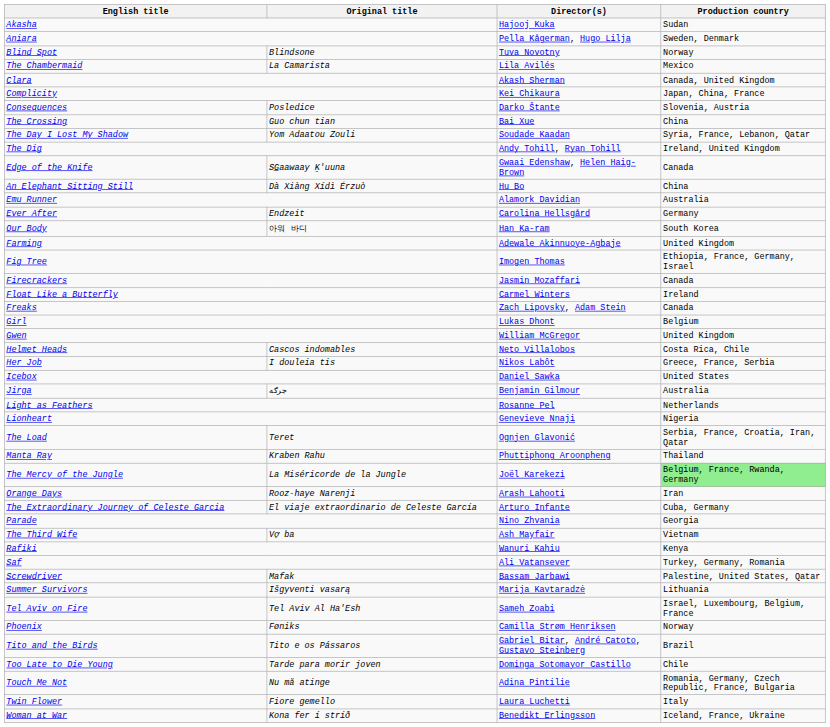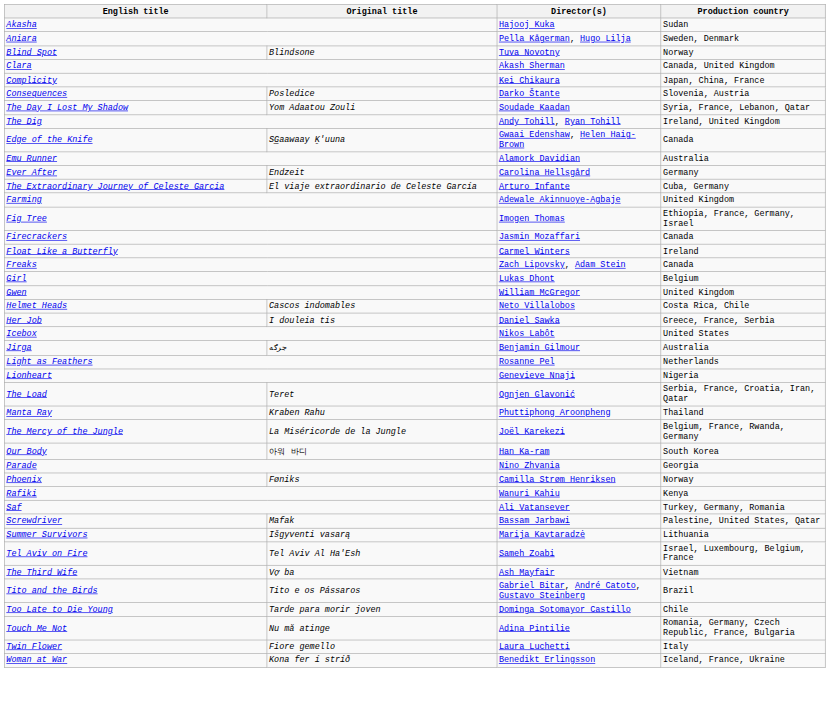- row: (44, 66)
- row: (37, 121)
- row: (70, 186)
rows swapped: (115, 507) <-> (27, 229)
(527, 363) Nikos Labôt -> (529, 320) Daniel Sawka
(529, 377) Daniel Sawka -> (527, 334) Nikos Labôt
(724, 475) lightgreen background -> (724, 432) no background
- row: (34, 494)
rows swapped: (24, 627) <-> (42, 535)
